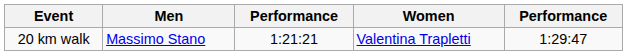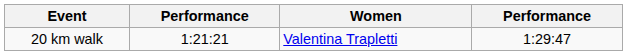- column: (169, 16)
